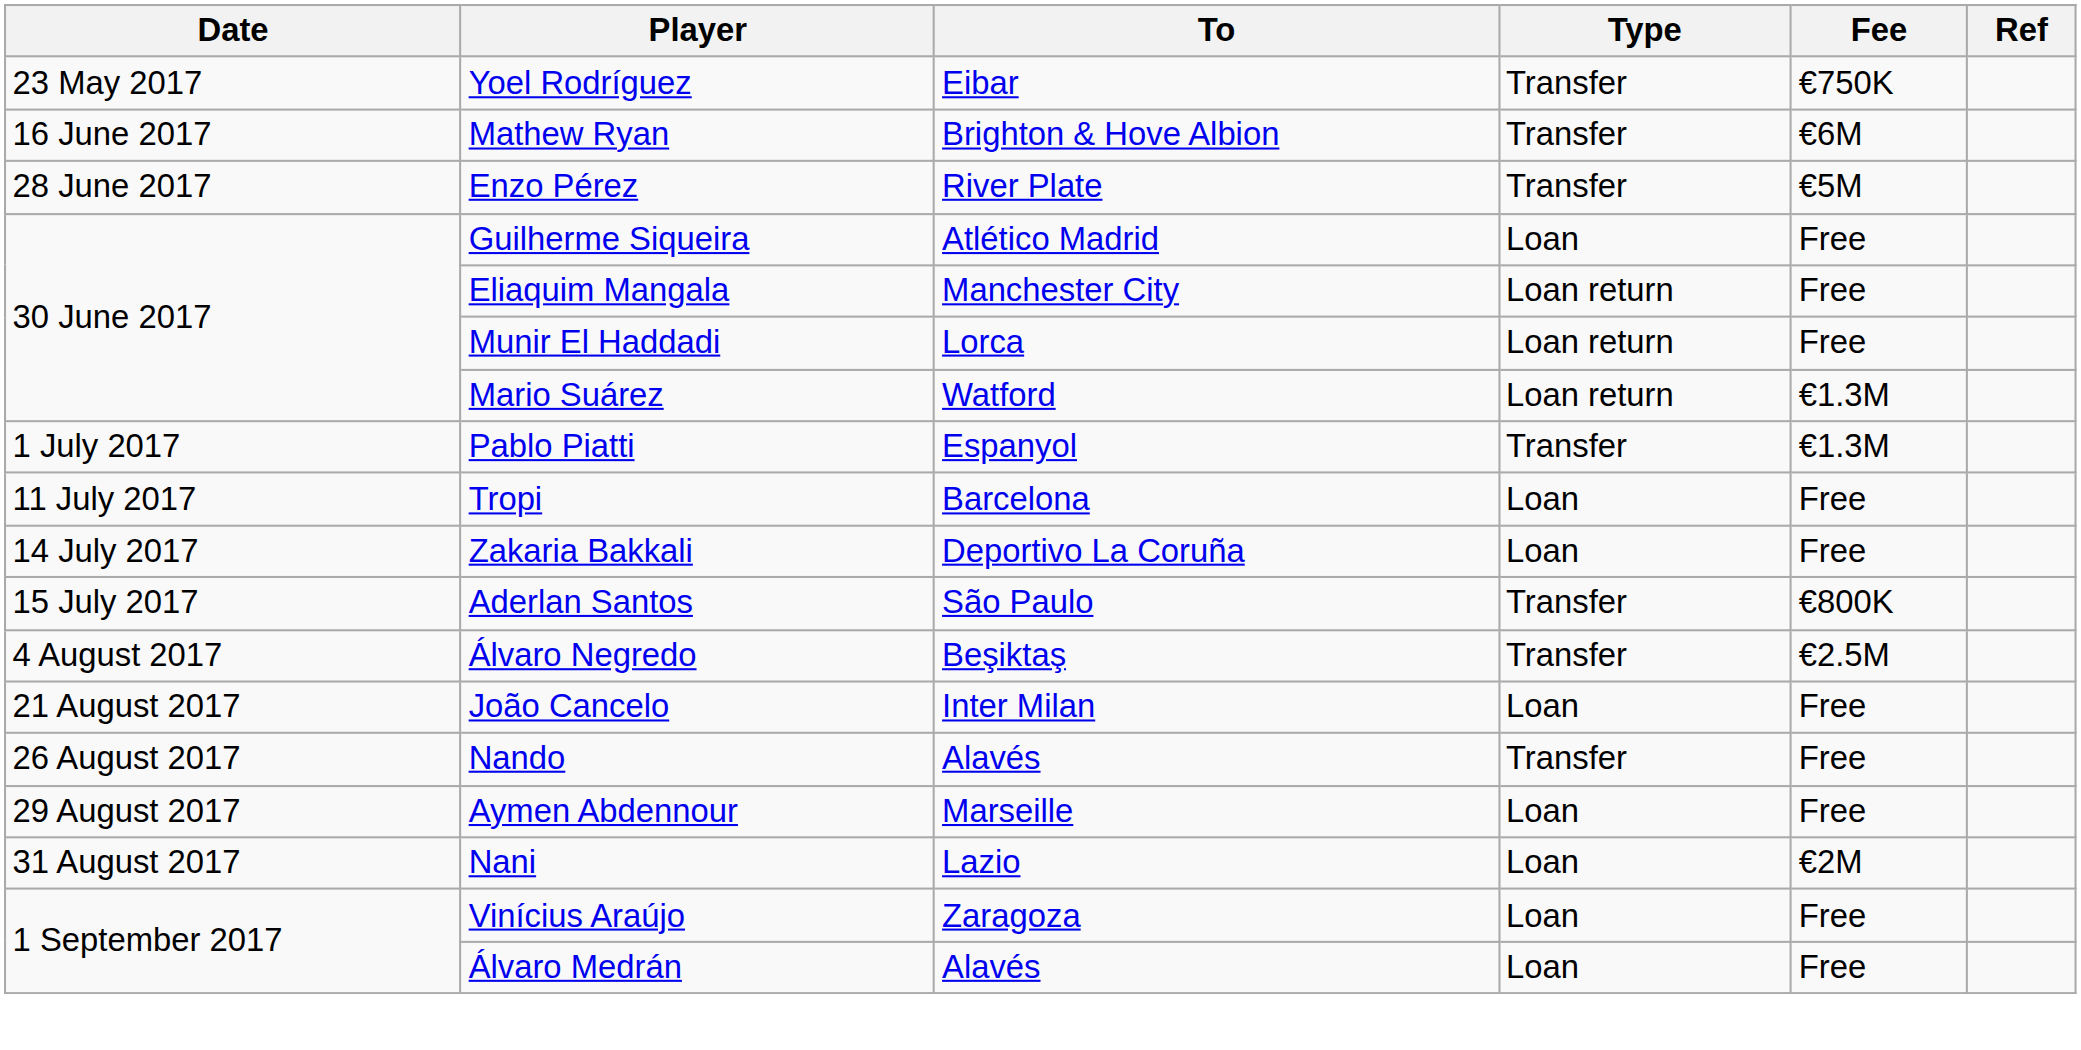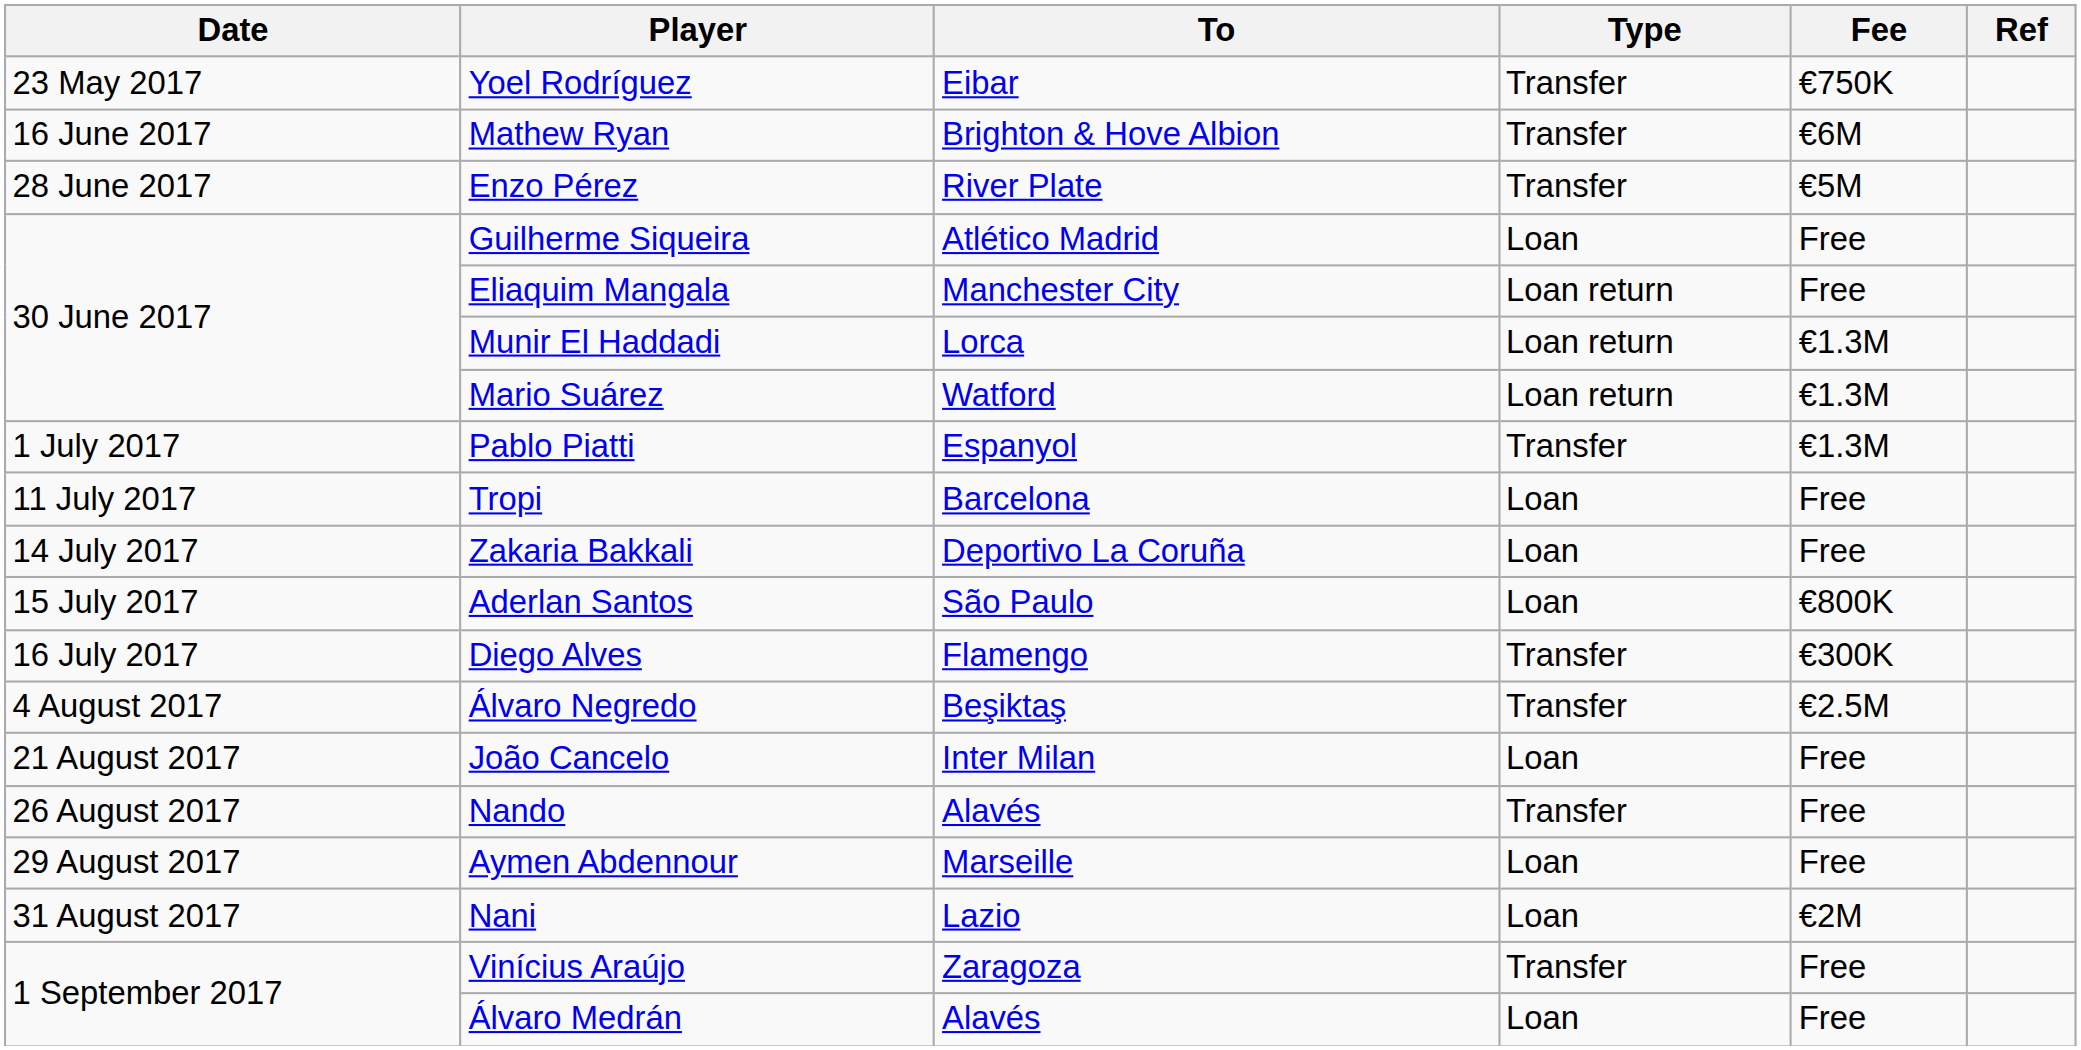(1832, 342) Free -> (1844, 342) €1.3M
(1566, 602) Transfer -> (1542, 602) Loan
+ row: (555, 654)
(1542, 914) Loan -> (1566, 966) Transfer
